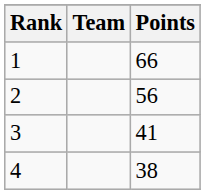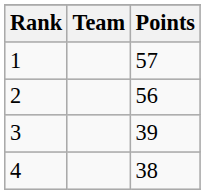(147, 60) 66 -> (147, 60) 57
(147, 133) 41 -> (147, 133) 39
